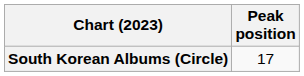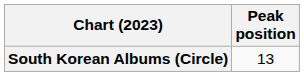(266, 58) 17 -> (266, 58) 13
